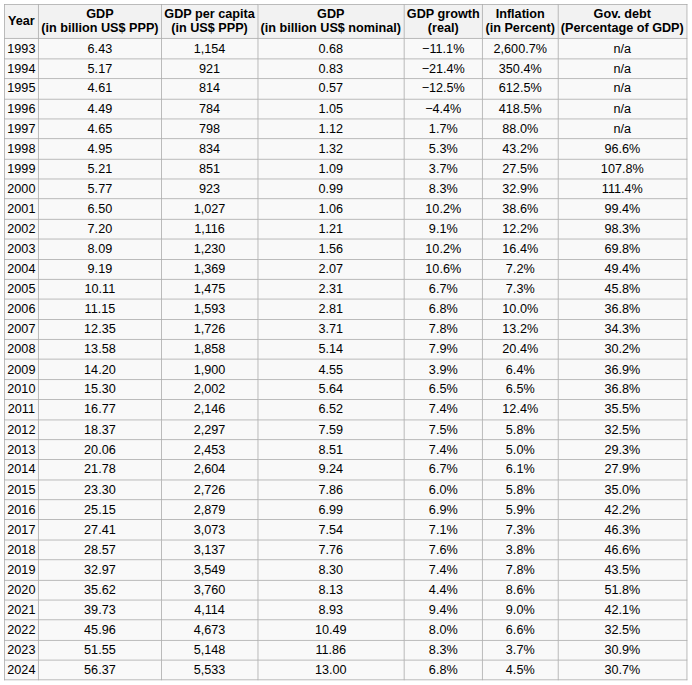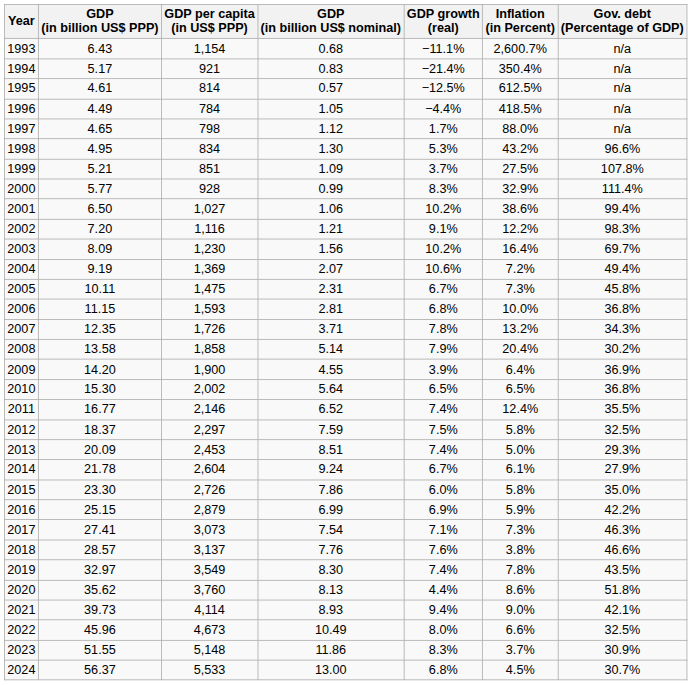(331, 149) 1.32 -> (331, 149) 1.30
(210, 189) 923 -> (210, 189) 928
(622, 249) 69.8% -> (622, 249) 69.7%
(100, 449) 20.06 -> (100, 449) 20.09
